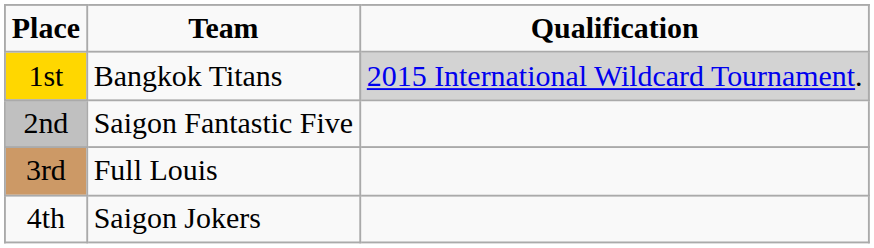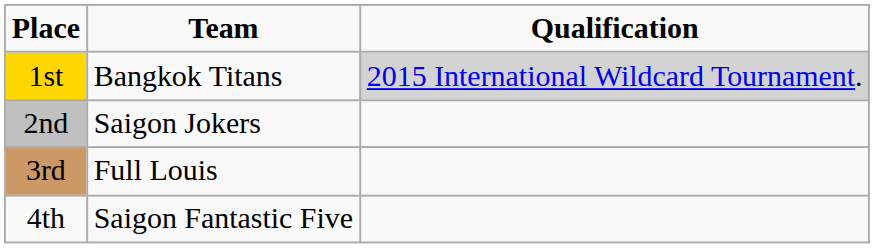(223, 123) Saigon Fantastic Five -> (177, 123) Saigon Jokers
(177, 218) Saigon Jokers -> (223, 218) Saigon Fantastic Five
